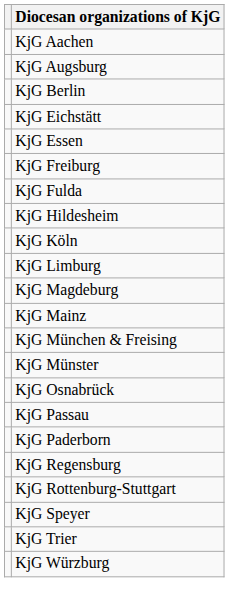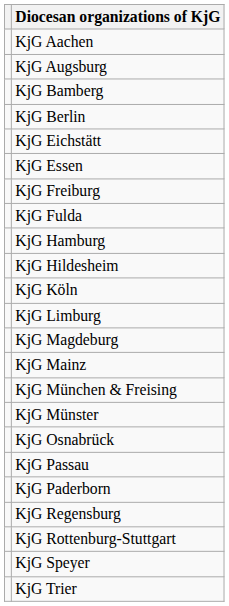+ row: (59, 91)
+ row: (60, 240)
- row: (62, 564)
